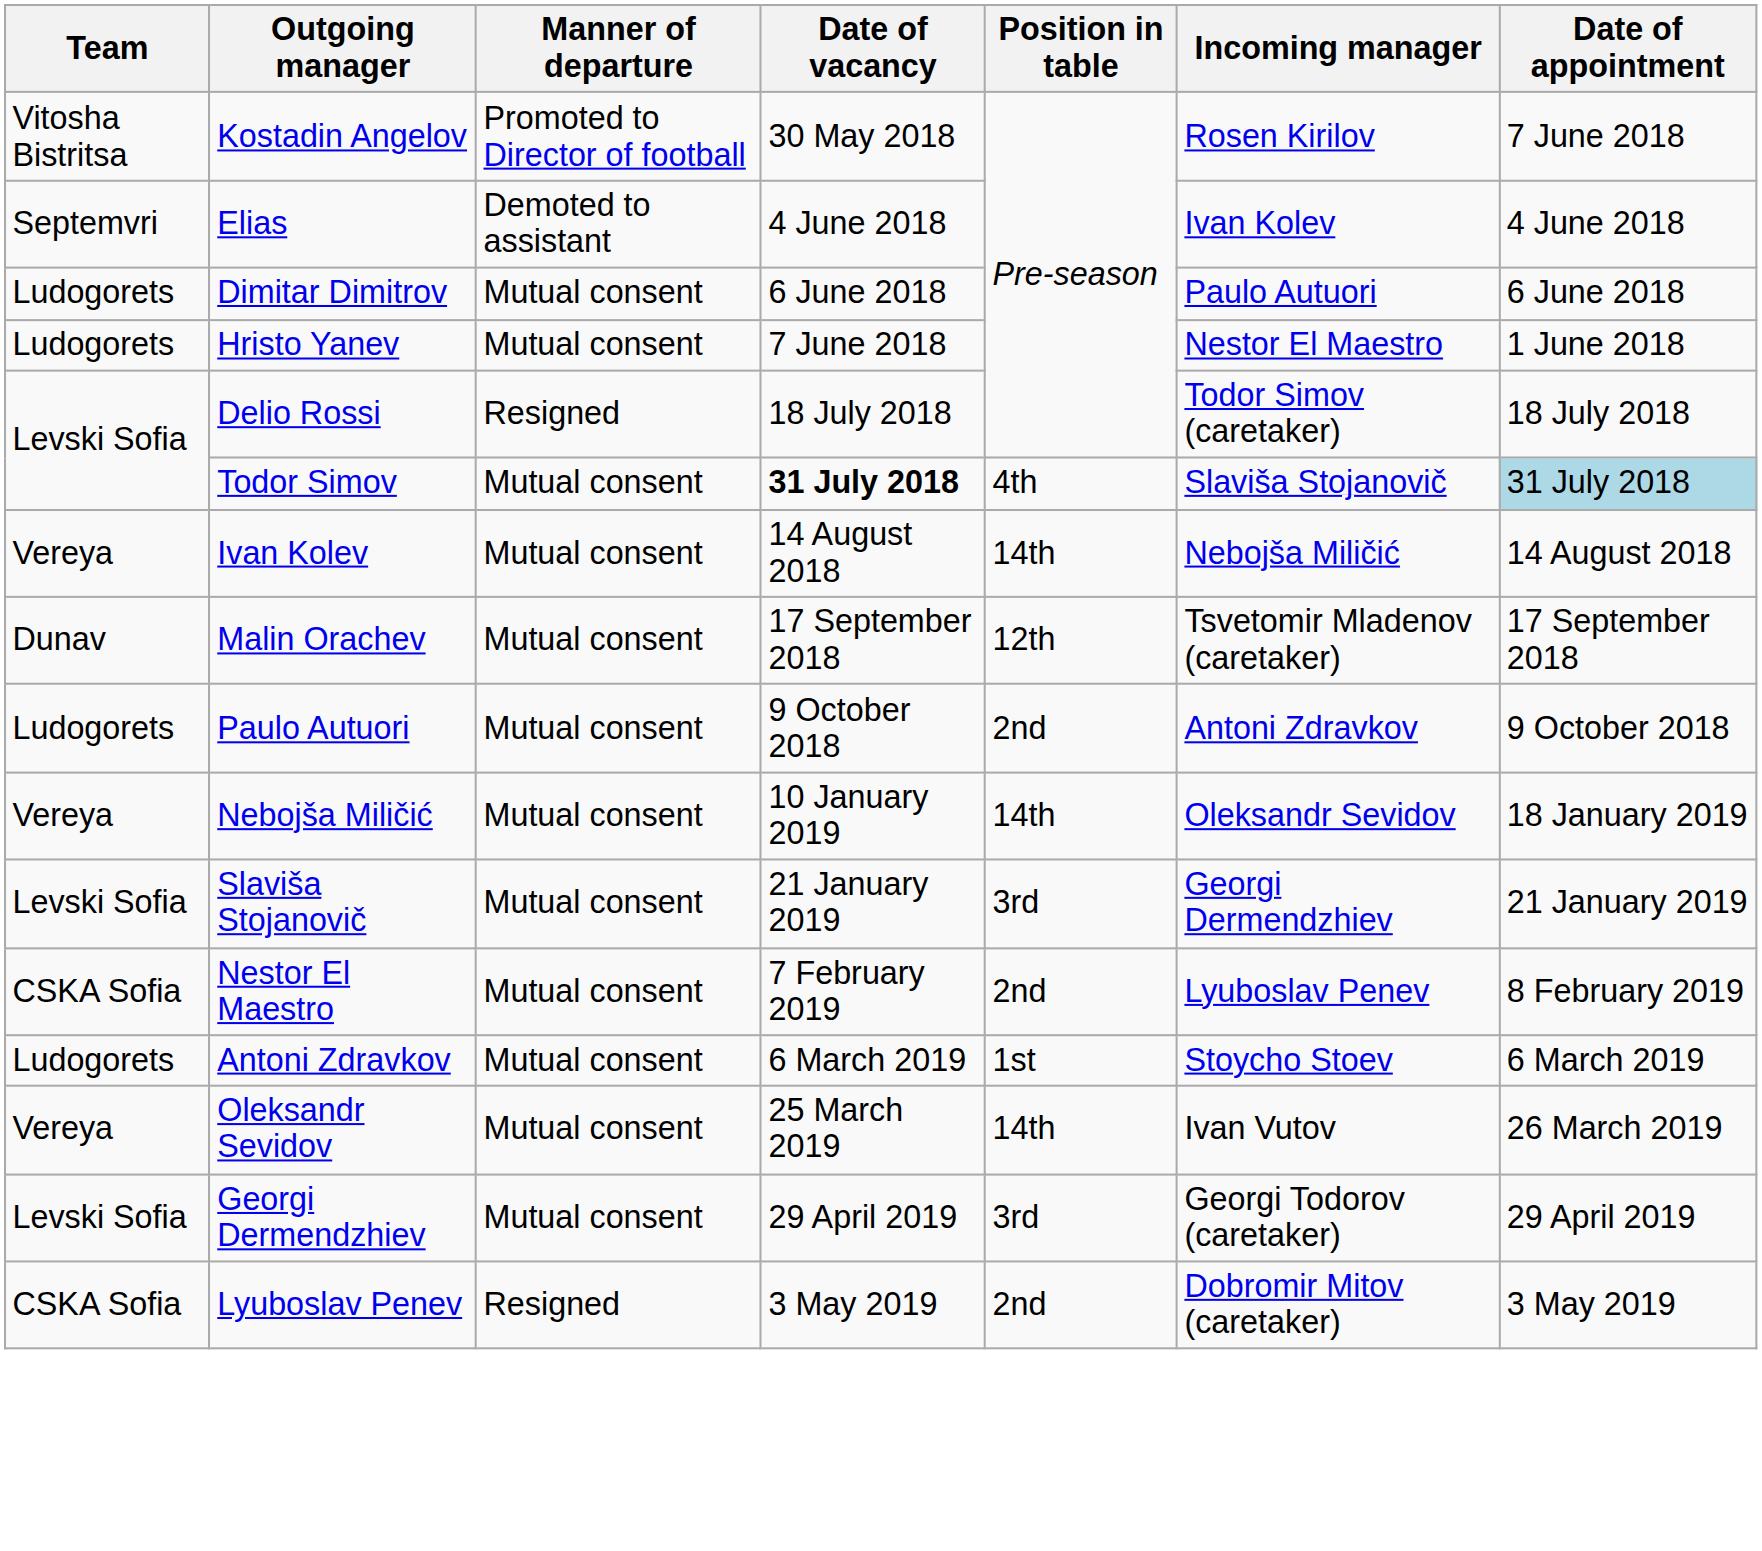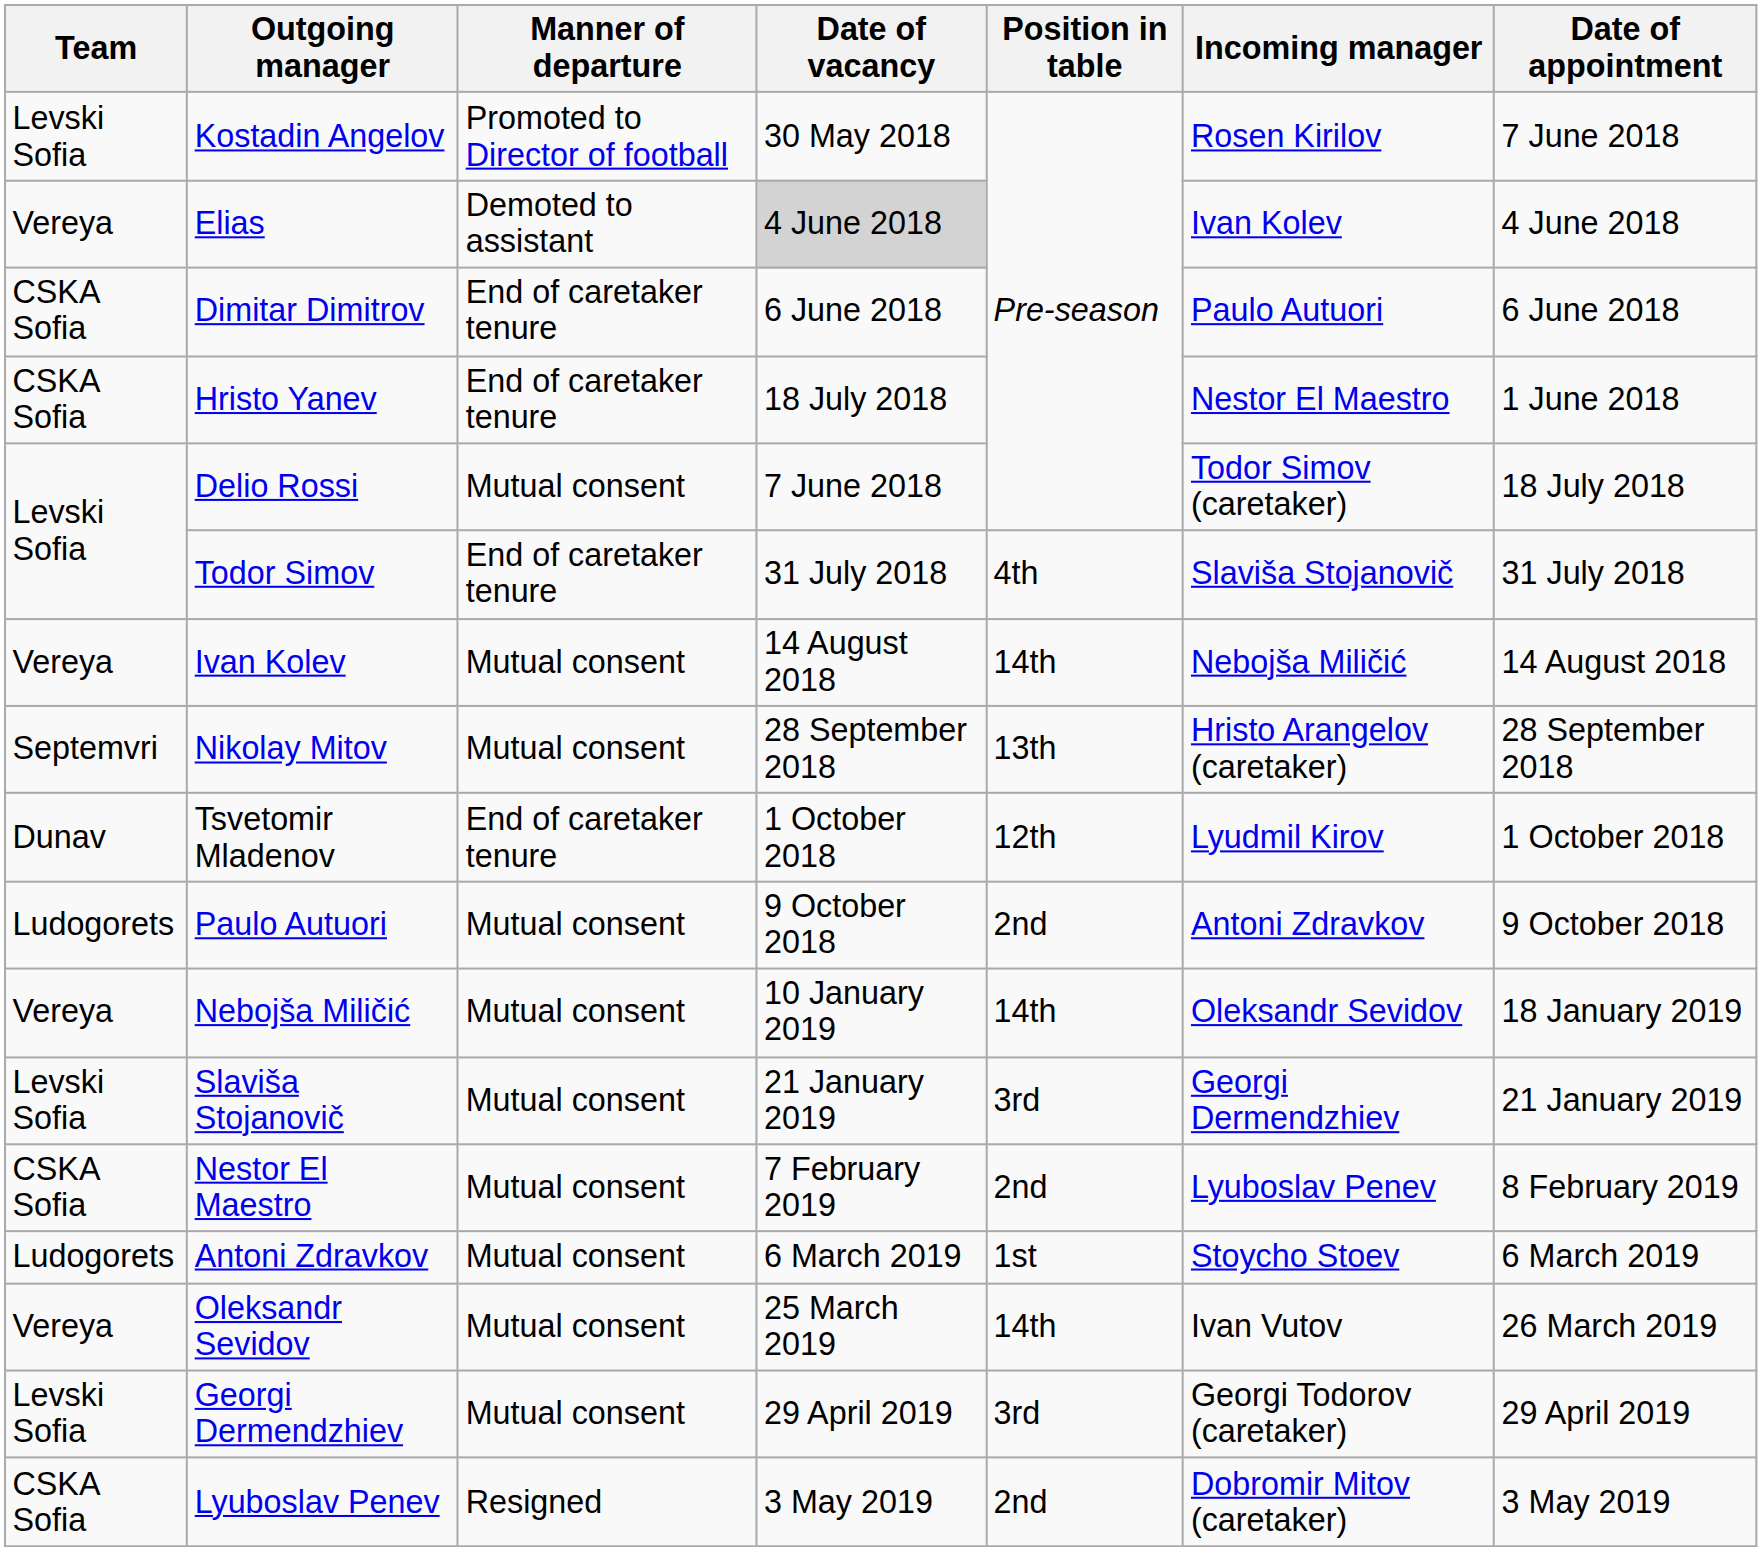(70, 135) Vitosha Bistritsa -> (58, 135) Levski Sofia
(85, 223) Septemvri -> (63, 223) Vereya
(857, 223) no background -> (853, 223) lightgrey background
(93, 292) Ludogorets -> (56, 311) CSKA Sofia
(593, 292) Mutual consent -> (584, 311) End of caretaker tenure
(93, 344) Ludogorets -> (56, 398) CSKA Sofia
(593, 344) Mutual consent -> (584, 398) End of caretaker tenure
(857, 344) 7 June 2018 -> (856, 398) 18 July 2018
(552, 413) Resigned -> (575, 486) Mutual consent
(860, 413) 18 July 2018 -> (853, 486) 7 June 2018
(593, 483) Mutual consent -> (584, 574) End of caretaker tenure
(864, 483) bold -> (856, 574) normal
(1598, 483) lightblue background -> (1593, 574) no background
- row: (321, 640)
+ row: (291, 749)
+ row: (265, 836)
